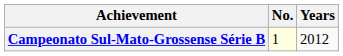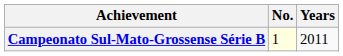(315, 39) 2012 -> (314, 39) 2011
